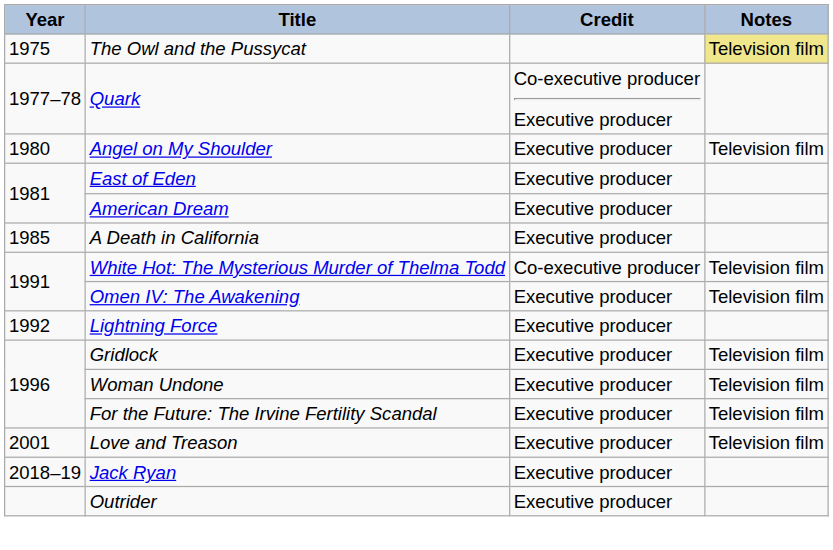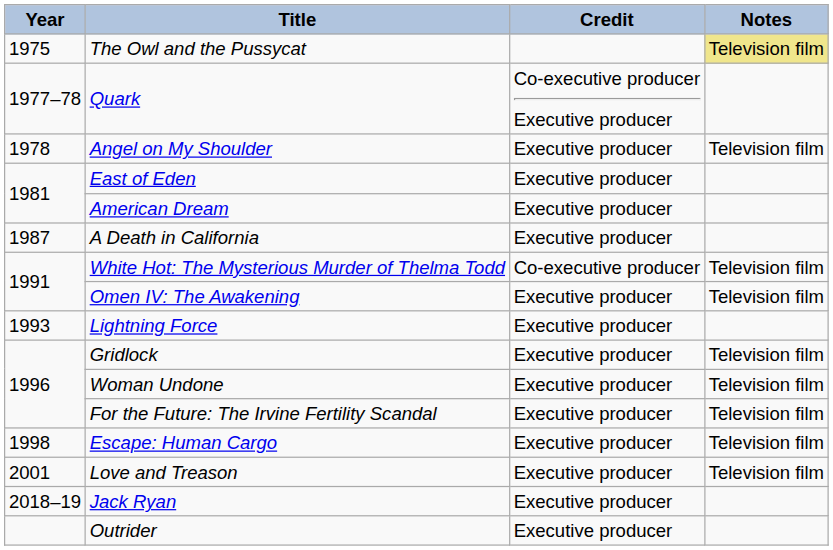(30, 149) 1980 -> (30, 149) 1978
(30, 237) 1985 -> (30, 237) 1987
(30, 325) 1992 -> (30, 325) 1993
+ row: (183, 443)
